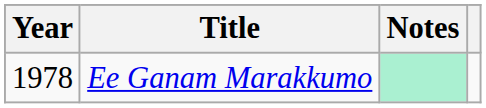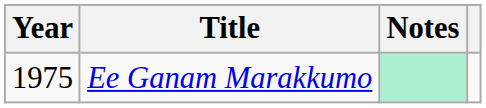(43, 77) 1978 -> (43, 77) 1975
